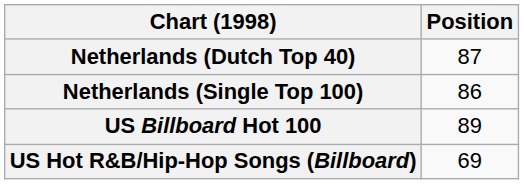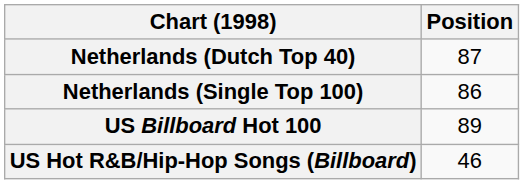(470, 160) 69 -> (470, 160) 46
